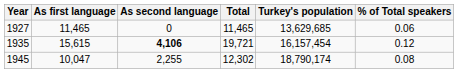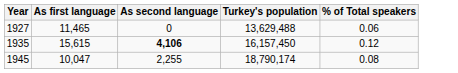- column: (238, 12)
(306, 28) 13,629,685 -> (270, 28) 13,629,488
(306, 44) 16,157,454 -> (270, 44) 16,157,450
